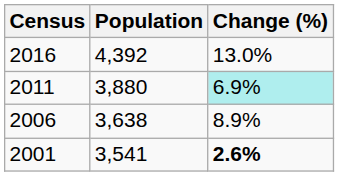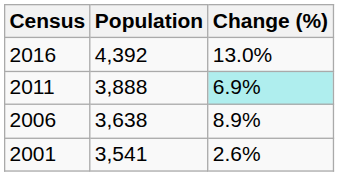(121, 87) 3,880 -> (121, 87) 3,888
(237, 154) bold -> (237, 154) normal
